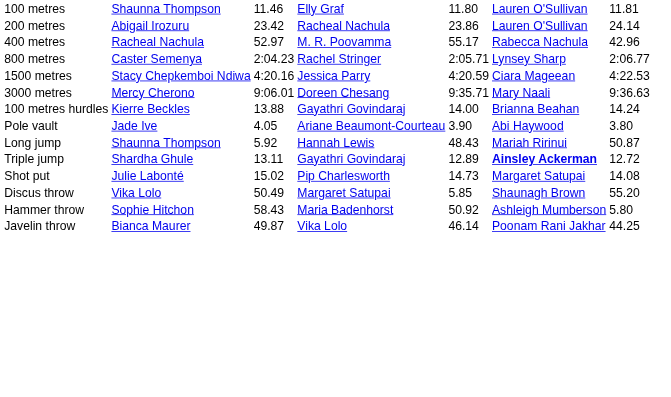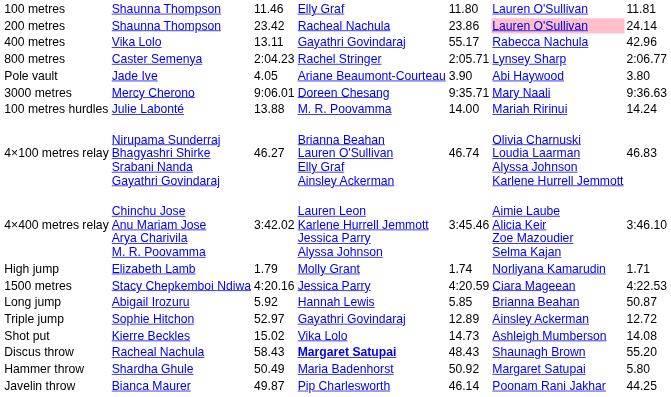(150, 25) Abigail Irozuru -> (166, 25) Shaunna Thompson
(540, 25) no background -> (540, 25) pink background
(158, 42) Racheal Nachula -> (137, 42) Vika Lolo
(269, 42) 52.97 -> (269, 42) 13.11
(344, 42) M. R. Poovamma -> (352, 42) Gayathri Govindaraj
rows swapped: (38, 76) <-> (31, 126)
(151, 109) Kierre Beckles -> (148, 109) Julie Labonté
(351, 109) Gayathri Govindaraj -> (345, 109) M. R. Poovamma
(536, 109) Brianna Beahan -> (530, 109) Mariah Ririnui
+ row: (56, 153)
+ row: (56, 225)
+ row: (32, 269)
(166, 142) Shaunna Thompson -> (151, 302) Abigail Irozuru
(464, 142) 48.43 -> (461, 302) 5.85
(530, 142) Mariah Ririnui -> (536, 302) Brianna Beahan
(152, 159) Shardha Ghule -> (153, 319) Sophie Hitchon
(268, 159) 13.11 -> (269, 319) 52.97
(544, 159) bold -> (541, 319) normal
(148, 176) Julie Labonté -> (151, 336) Kierre Beckles
(344, 176) Pip Charlesworth -> (323, 336) Vika Lolo
(539, 176) Margaret Satupai -> (549, 336) Ashleigh Mumberson
(136, 193) Vika Lolo -> (158, 352) Racheal Nachula
(269, 193) 50.49 -> (269, 352) 58.43
(344, 193) normal -> (347, 352) bold
(460, 193) 5.85 -> (464, 352) 48.43
(153, 209) Sophie Hitchon -> (153, 369) Shardha Ghule
(269, 209) 58.43 -> (269, 369) 50.49
(549, 209) Ashleigh Mumberson -> (539, 369) Margaret Satupai
(322, 226) Vika Lolo -> (344, 386) Pip Charlesworth
